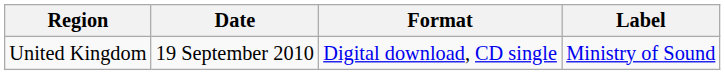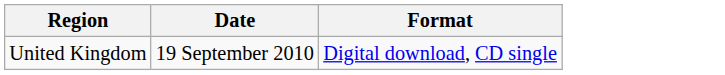- column: (641, 20)
